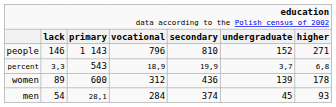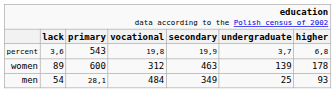- row: (23, 51)
(58, 67) 3,3 -> (57, 52) 3,6
(156, 67) 18,9 -> (155, 52) 19,8
(210, 80) 436 -> (209, 66) 463
(157, 95) 284 -> (156, 80) 484
(210, 95) 374 -> (209, 80) 349
(287, 95) 45 -> (286, 80) 25
